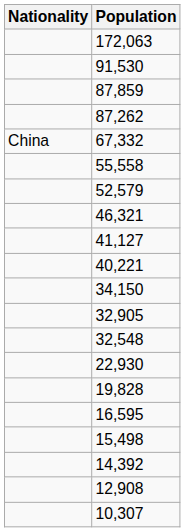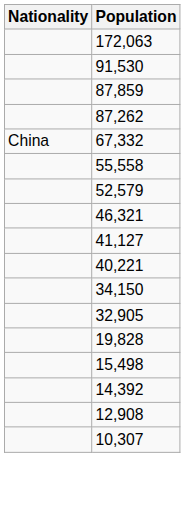- row: (119, 340)
- row: (119, 365)
- row: (119, 414)
